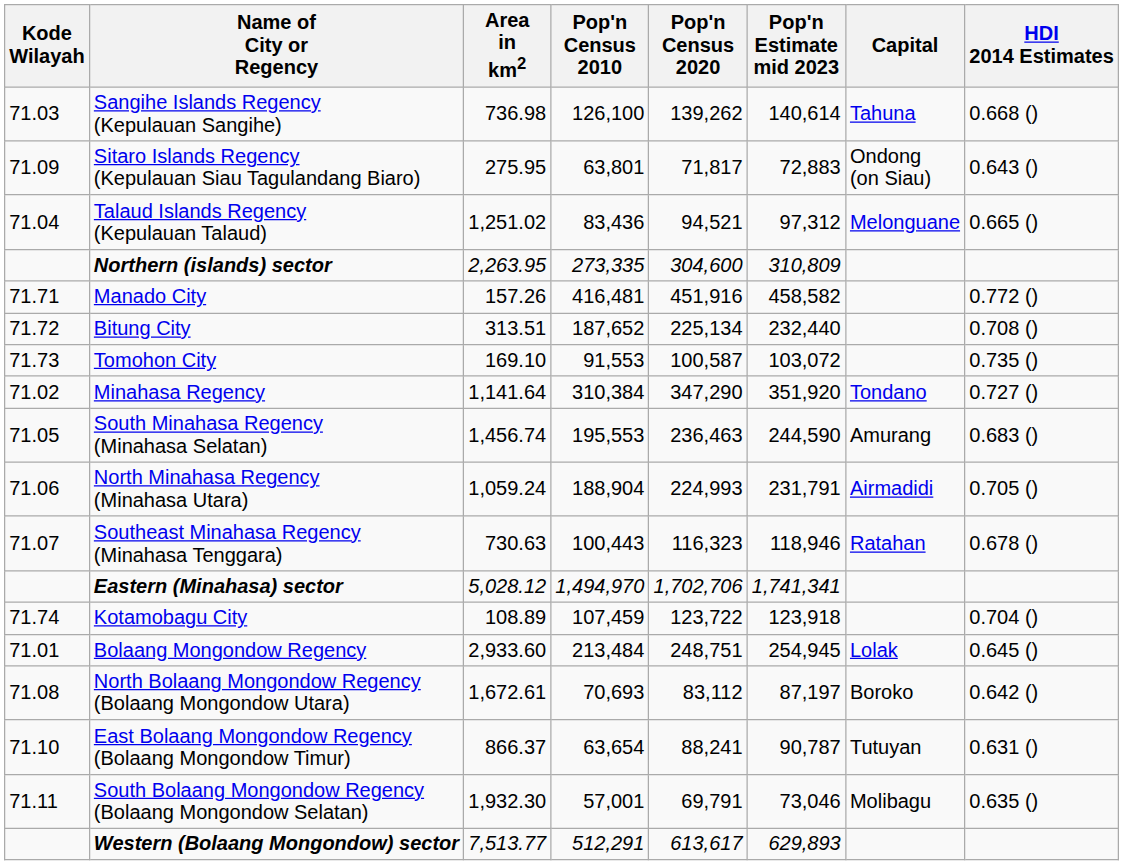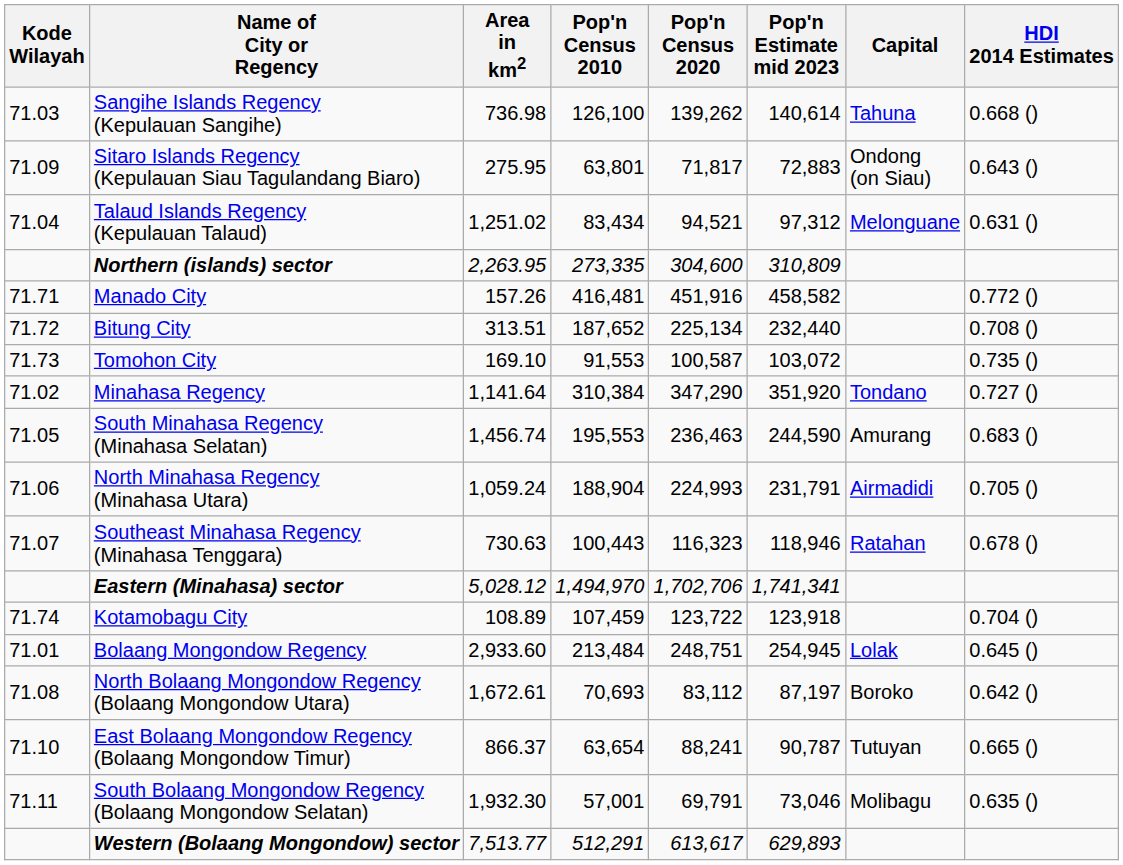(614, 222) 83,436 -> (614, 222) 83,434
(1004, 222) 0.665 () -> (1004, 222) 0.631 ()
(1004, 747) 0.631 () -> (1004, 747) 0.665 ()
